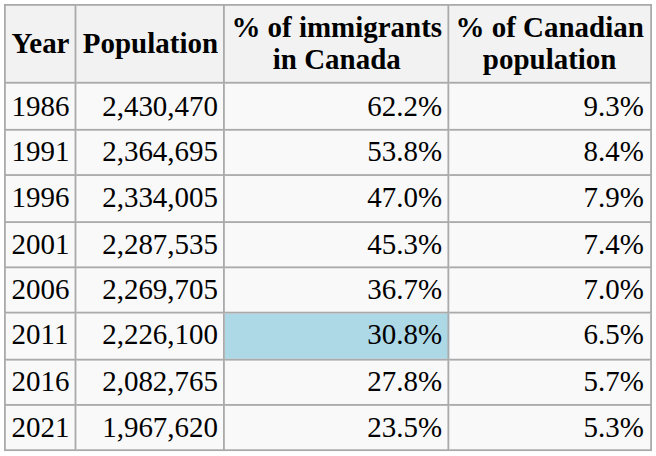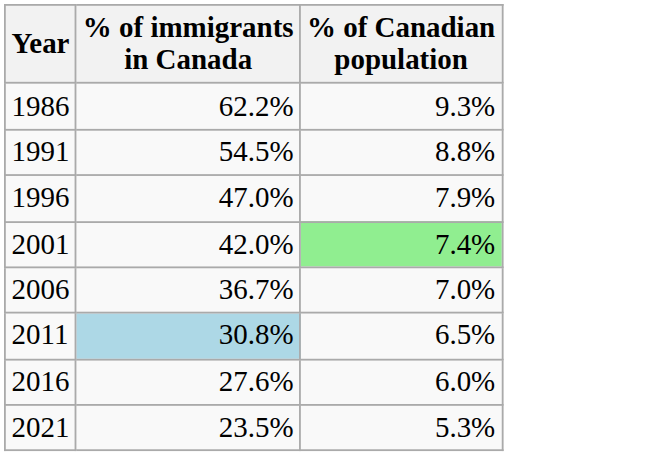- column: (150, 43)
(405, 151) 53.8% -> (256, 151) 54.5%
(614, 151) 8.4% -> (465, 151) 8.8%
(405, 243) 45.3% -> (256, 243) 42.0%
(614, 243) no background -> (465, 243) lightgreen background
(405, 381) 27.8% -> (256, 381) 27.6%
(614, 381) 5.7% -> (465, 381) 6.0%
